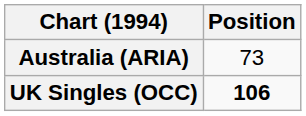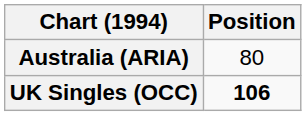(252, 57) 73 -> (252, 57) 80
